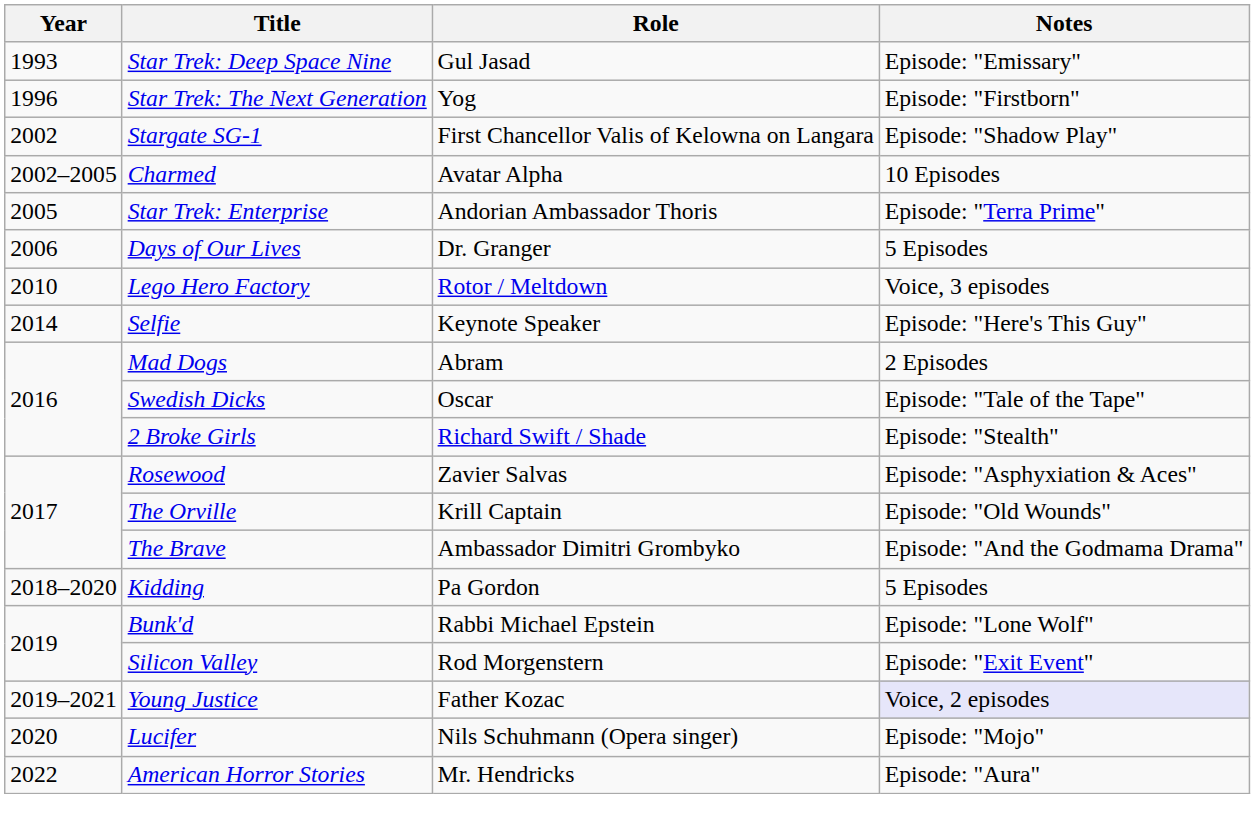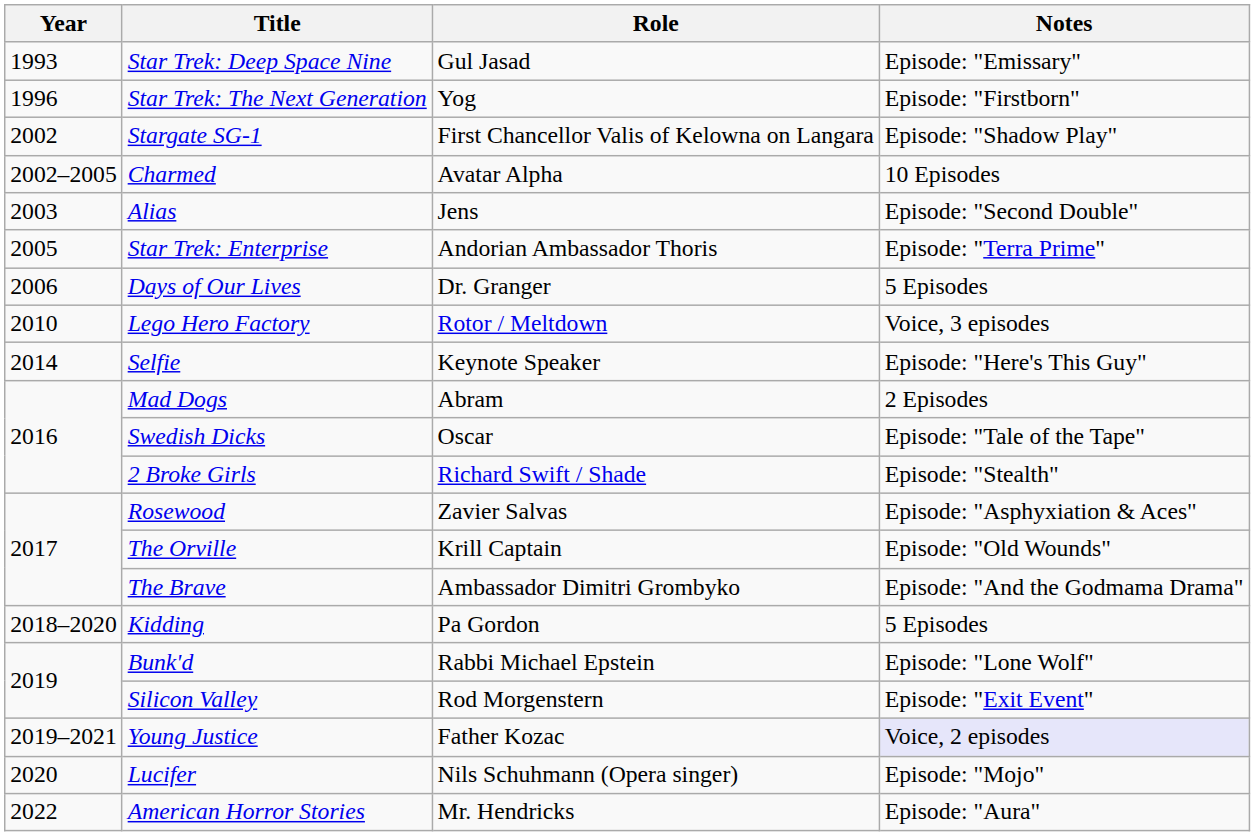+ row: (152, 211)
